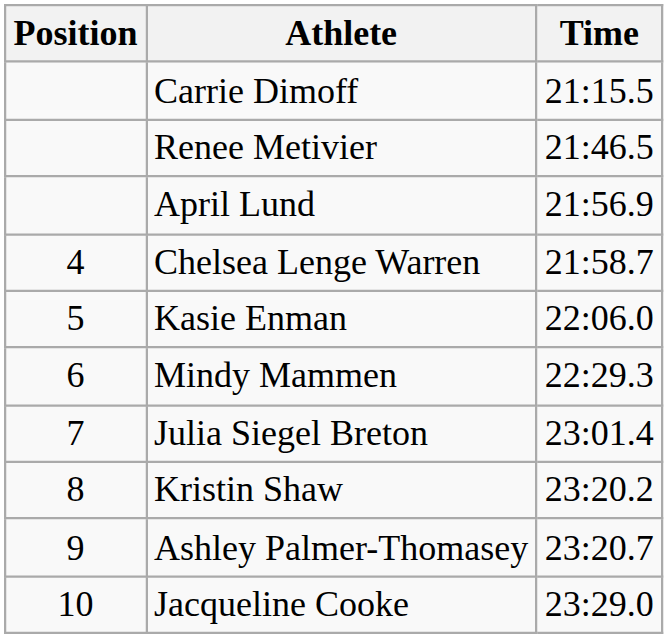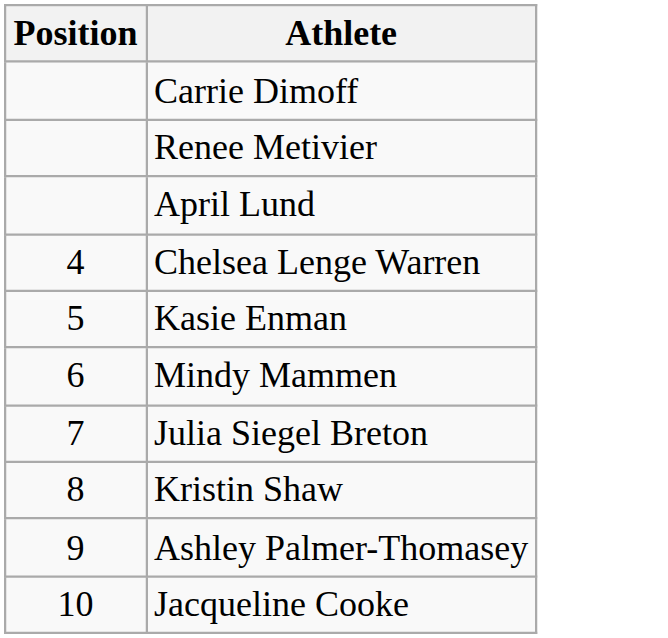- column: (599, 33)
